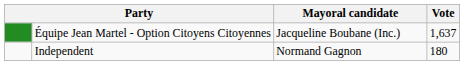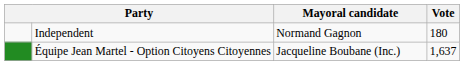rows swapped: (153, 32) <-> (64, 51)
